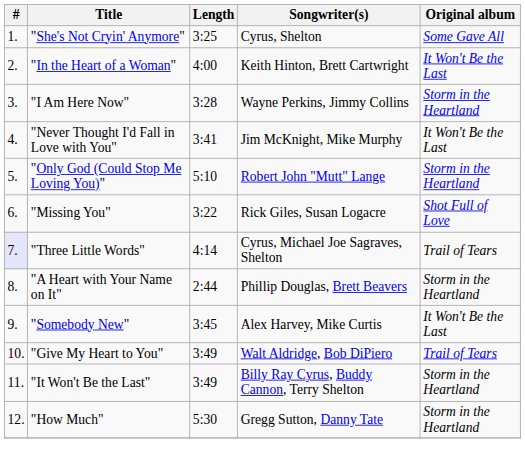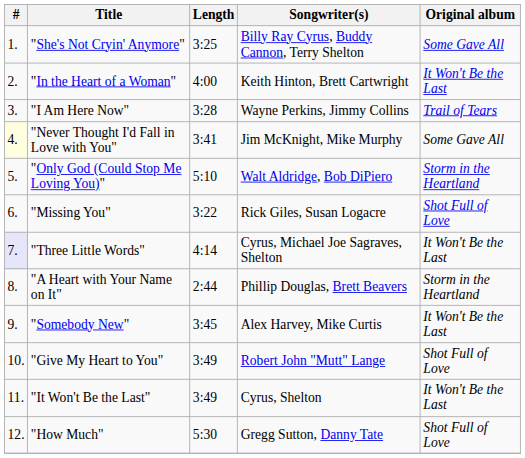(281, 36) Cyrus, Shelton -> (306, 44) Billy Ray Cyrus, Buddy Cannon, Terry Shelton
(457, 102) Storm in the Heartland -> (460, 110) Trail of Tears
(13, 139) no background -> (13, 139) lightyellow background
(463, 139) It Won't Be the Last -> (464, 139) Some Gave All
(313, 176) Robert John "Mutt" Lange -> (316, 176) Walt Aldridge, Bob DiPiero
(460, 250) Trail of Tears -> (463, 250) It Won't Be the Last
(316, 353) Walt Aldridge, Bob DiPiero -> (313, 361) Robert John "Mutt" Lange
(460, 353) Trail of Tears -> (455, 361) Shot Full of Love
(306, 382) Billy Ray Cyrus, Buddy Cannon, Terry Shelton -> (281, 397) Cyrus, Shelton
(457, 382) Storm in the Heartland -> (463, 397) It Won't Be the Last
(457, 419) Storm in the Heartland -> (455, 434) Shot Full of Love
